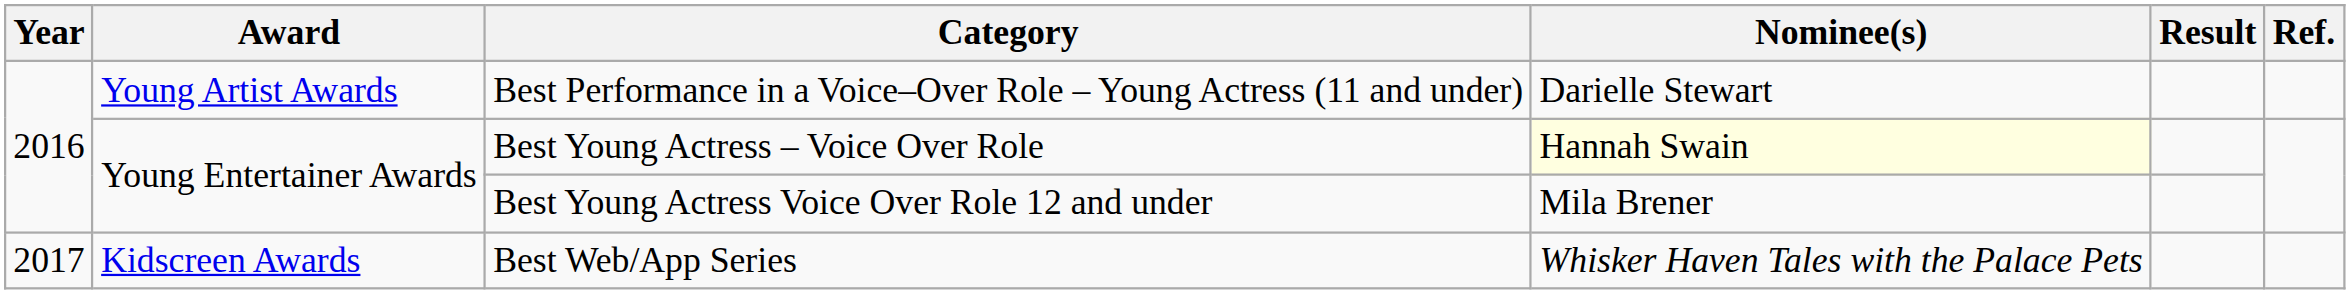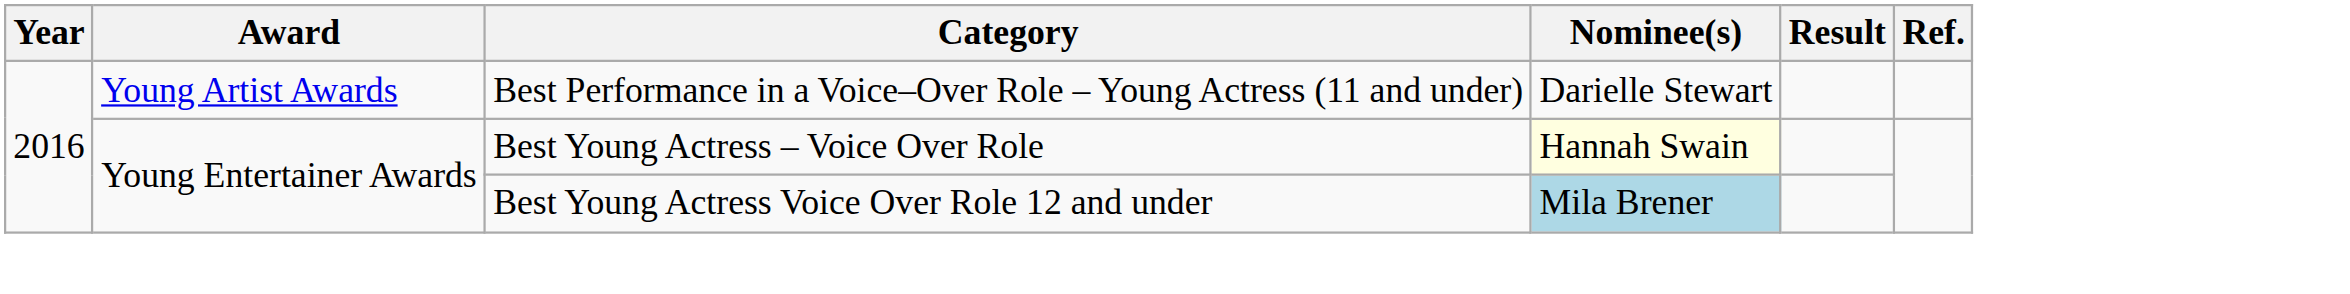(1626, 202) no background -> (1626, 202) lightblue background
- row: (645, 259)
